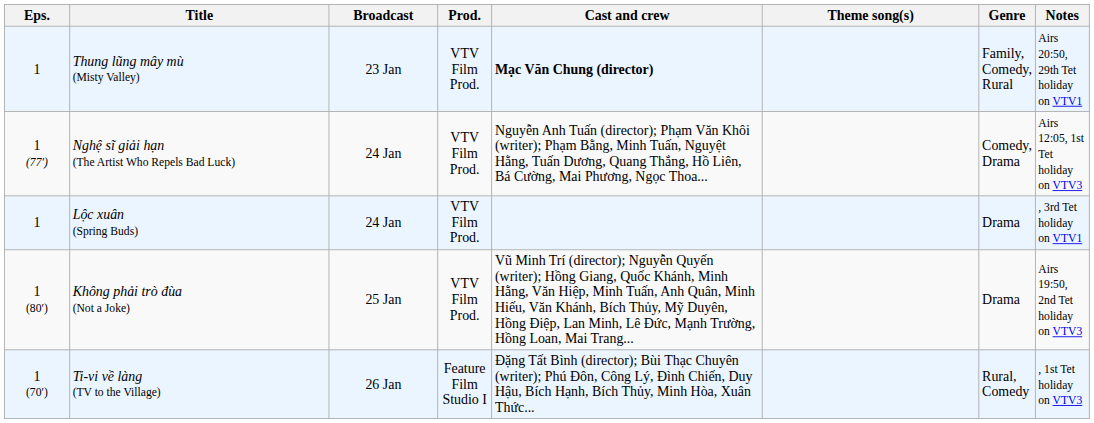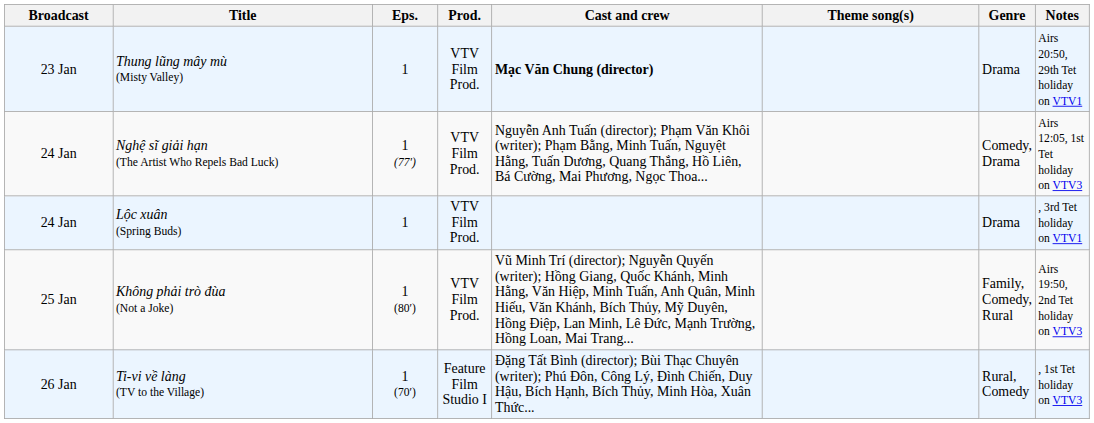columns swapped: (383, 15) <-> (37, 15)
(1007, 68) Family, Comedy, Rural -> (1001, 68) Drama
(1001, 299) Drama -> (1007, 299) Family, Comedy, Rural
